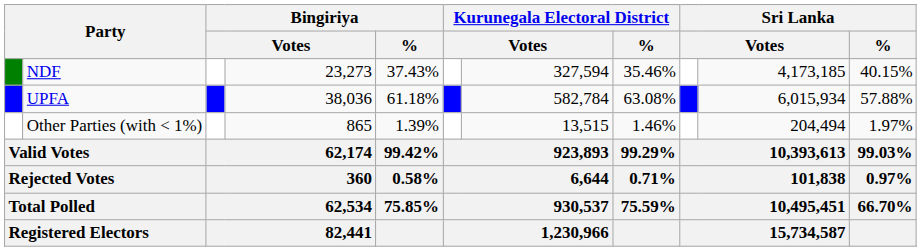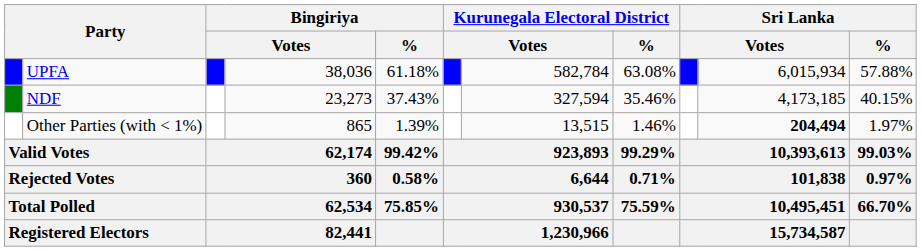rows swapped: (48, 98) <-> (44, 71)
(818, 125) normal -> (818, 125) bold
